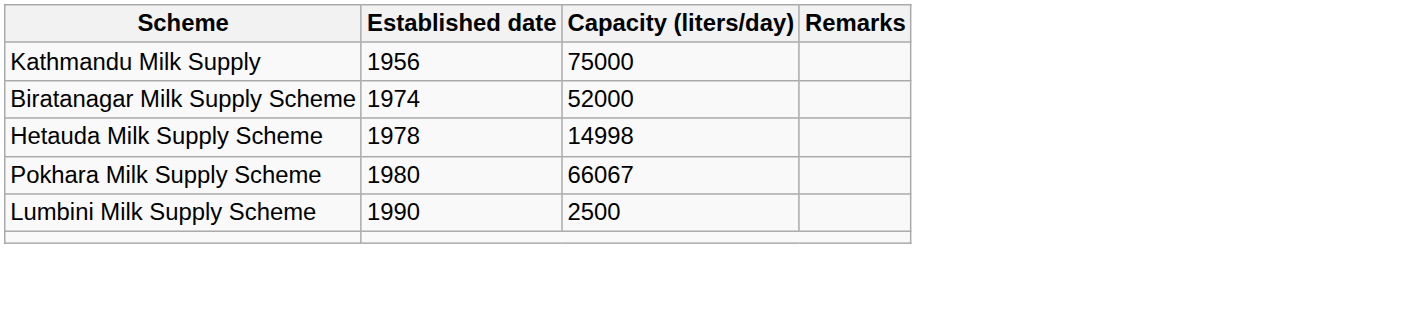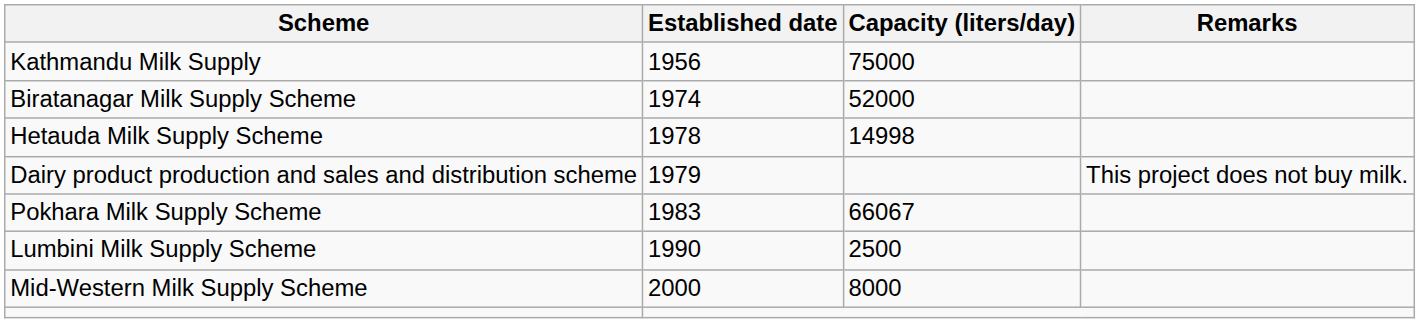+ row: (324, 174)
(394, 174) 1980 -> (675, 212) 1983
+ row: (189, 288)
